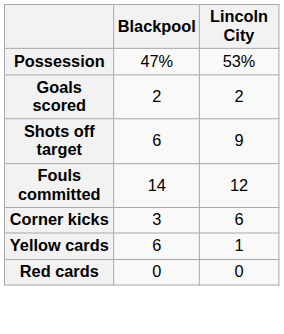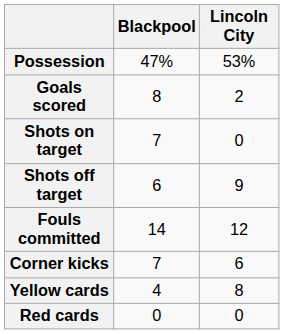(157, 96) 2 -> (157, 96) 8
+ row: (59, 140)
(157, 220) 3 -> (157, 264) 7
(157, 246) 6 -> (157, 290) 4
(239, 246) 1 -> (239, 290) 8
